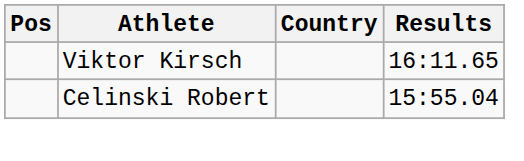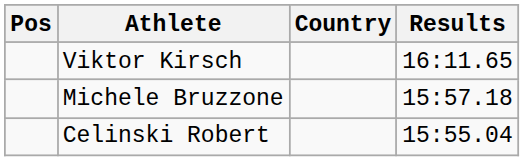+ row: (173, 99)
